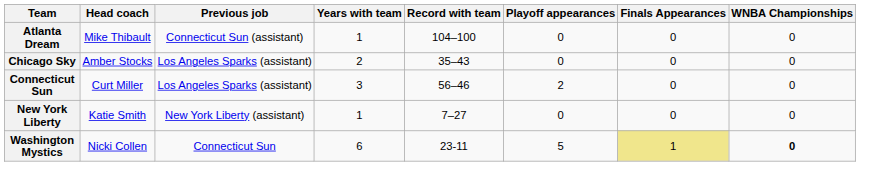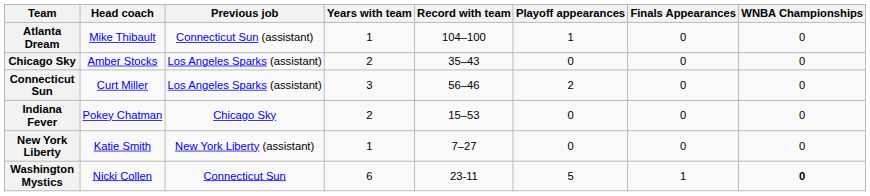(561, 38) 0 -> (571, 38) 1
+ row: (42, 116)
(673, 146) khaki background -> (683, 176) no background
